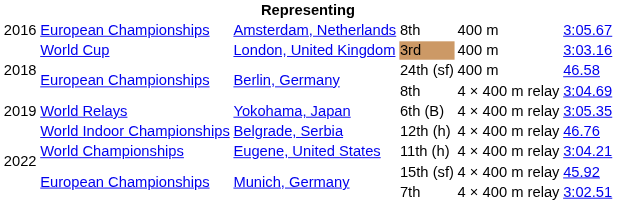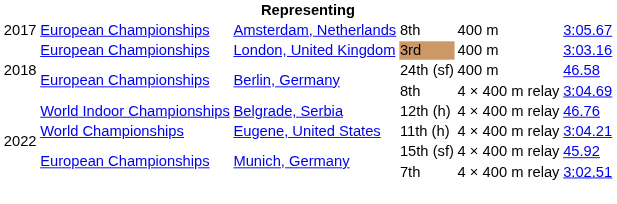(20, 30) 2016 -> (20, 30) 2017
(75, 50) World Cup -> (125, 50) European Championships
- row: (292, 111)
